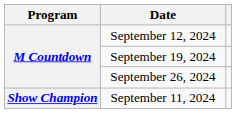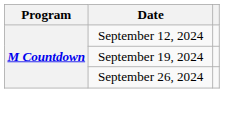- row: (163, 98)
